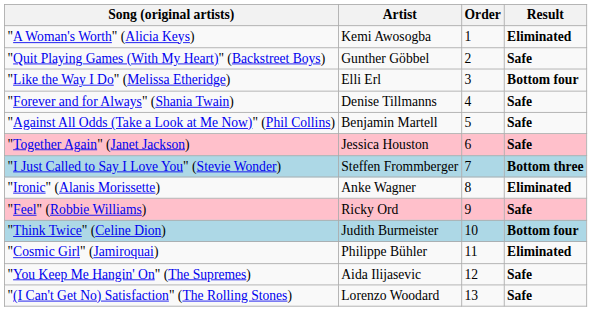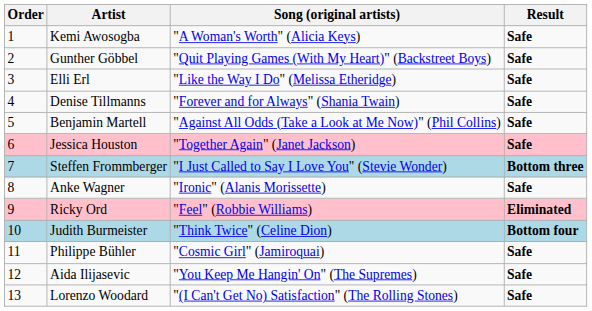columns swapped: (483, 15) <-> (171, 15)
(539, 36) Eliminated -> (520, 36) Safe
(543, 79) Bottom four -> (520, 79) Safe
(539, 187) Eliminated -> (520, 187) Safe
(520, 209) Safe -> (539, 209) Eliminated
(539, 252) Eliminated -> (520, 252) Safe
